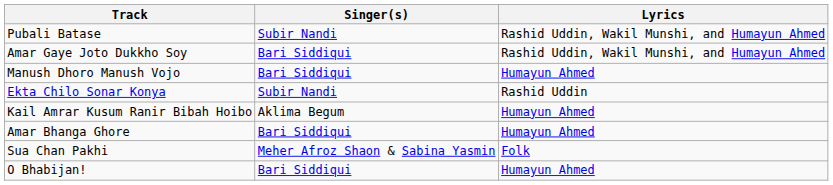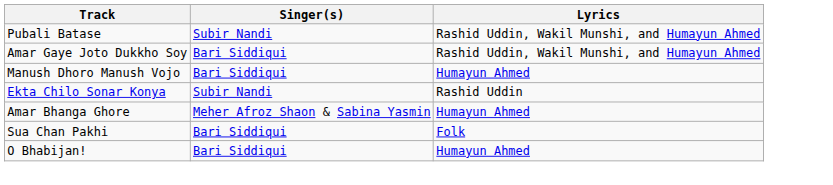- row: (130, 112)
(305, 131) Bari Siddiqui -> (312, 112) Meher Afroz Shaon & Sabina Yasmin
(377, 151) Meher Afroz Shaon & Sabina Yasmin -> (240, 131) Bari Siddiqui
